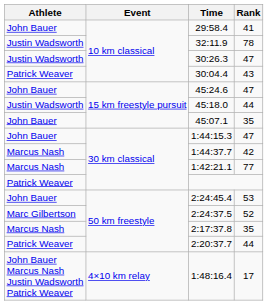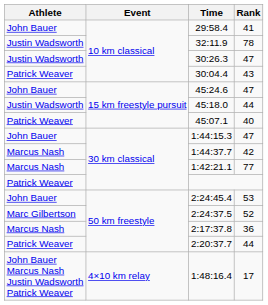(32, 121) John Bauer -> (40, 121) Patrick Weaver
(248, 121) 35 -> (248, 121) 40
(248, 229) 35 -> (248, 229) 36
